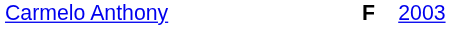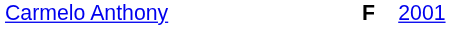(422, 13) 2003 -> (422, 13) 2001
